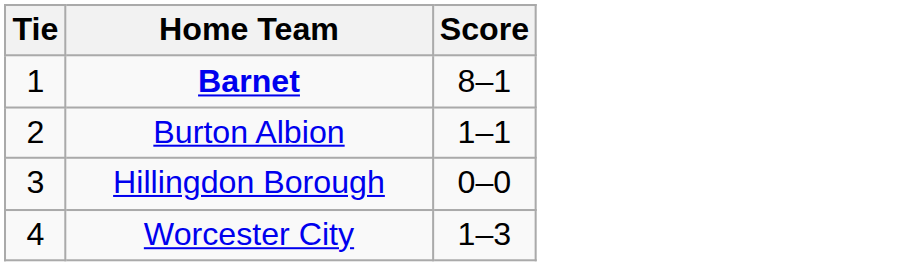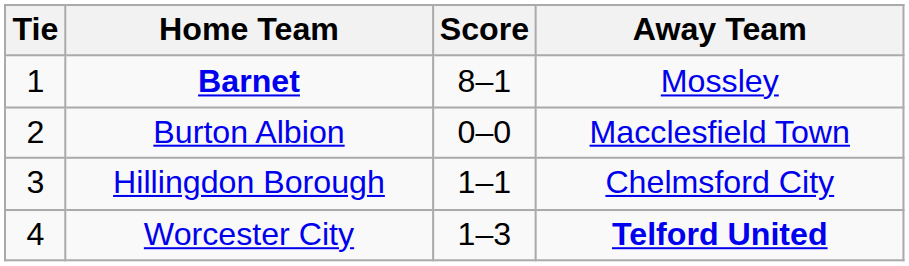+ column: (720, 30)
(484, 132) 1–1 -> (484, 132) 0–0
(484, 183) 0–0 -> (484, 183) 1–1
